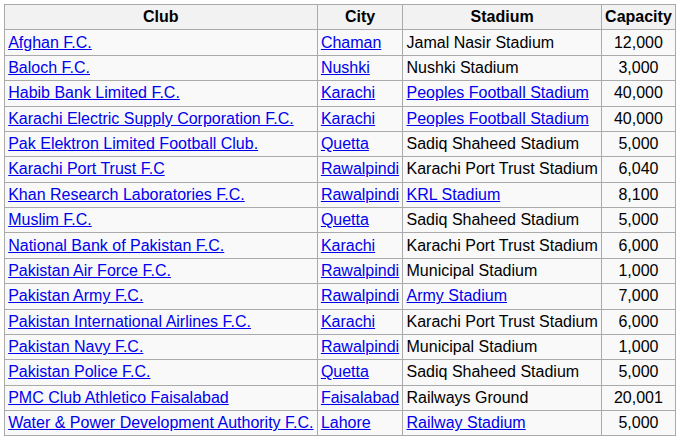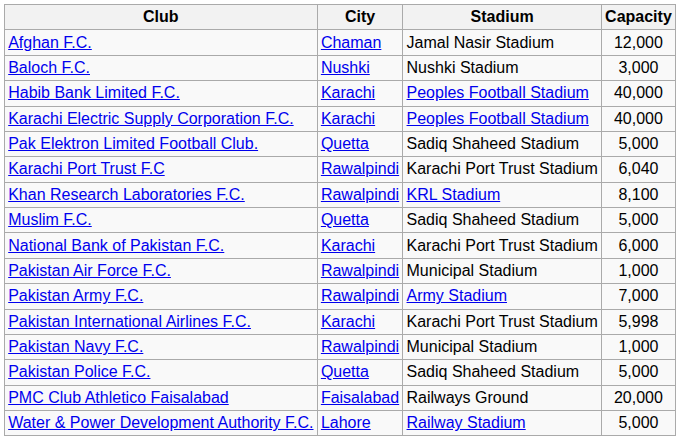(638, 321) 6,000 -> (638, 321) 5,998
(638, 397) 20,001 -> (638, 397) 20,000
